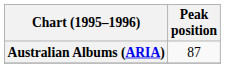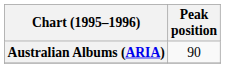(194, 52) 87 -> (194, 52) 90
